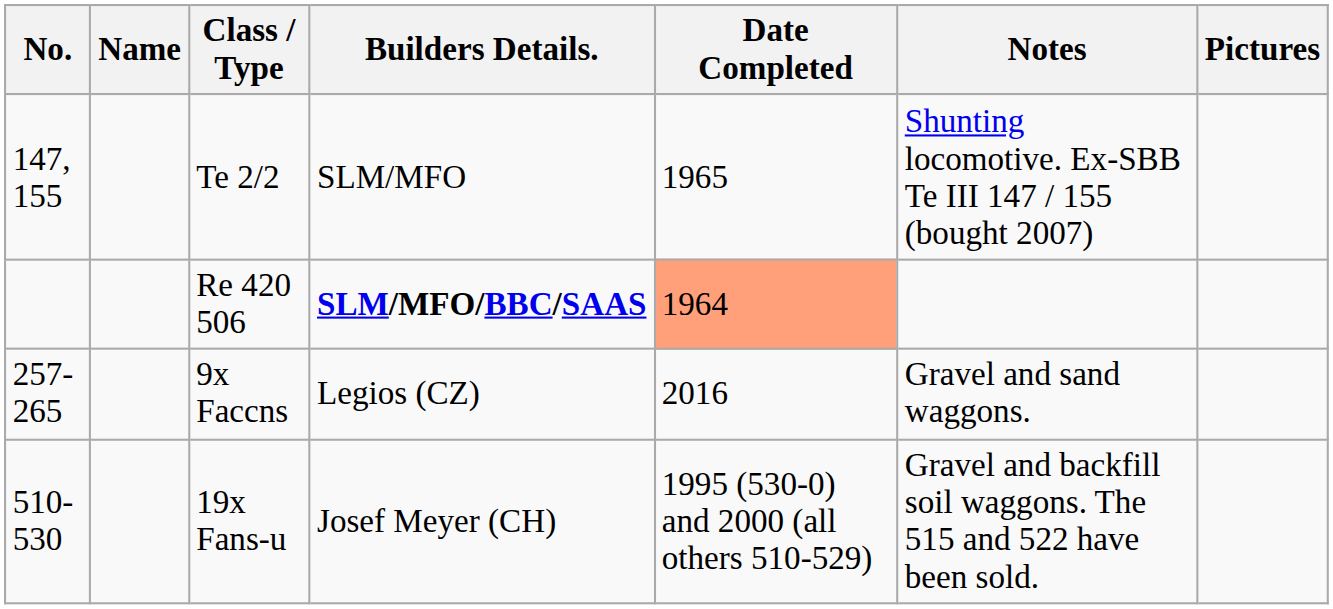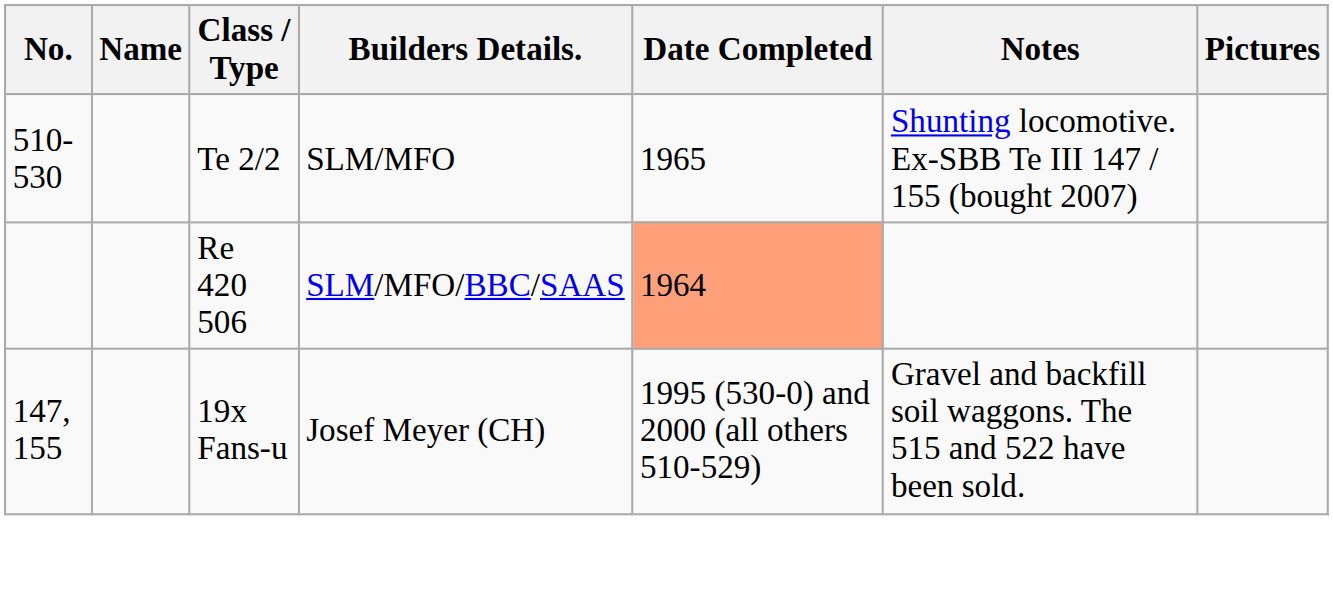(42, 176) 147, 155 -> (43, 157) 510-530
(482, 303) bold -> (465, 284) normal
- row: (242, 393)
(43, 520) 510-530 -> (42, 430) 147, 155
